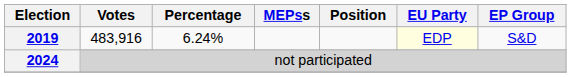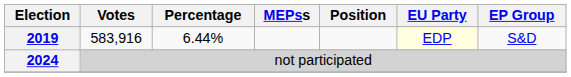(116, 38) 483,916 -> (116, 38) 583,916
(203, 38) 6.24% -> (203, 38) 6.44%
